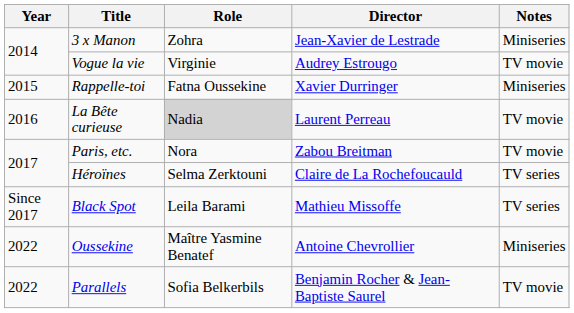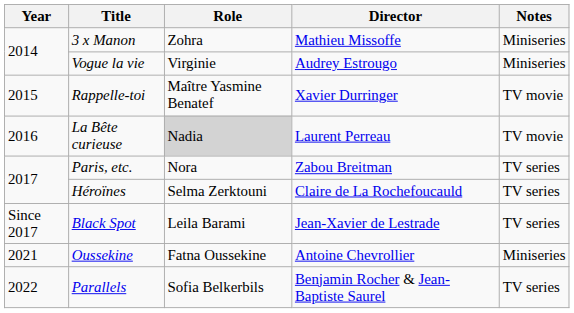(367, 39) Jean-Xavier de Lestrade -> (348, 39) Mathieu Missoffe
(533, 63) TV movie -> (534, 63) Miniseries
(217, 87) Fatna Oussekine -> (215, 95) Maître Yasmine Benatef
(534, 87) Miniseries -> (533, 95) TV movie
(533, 151) TV movie -> (531, 167) TV series
(348, 206) Mathieu Missoffe -> (367, 223) Jean-Xavier de Lestrade
(23, 246) 2022 -> (23, 255) 2021
(215, 246) Maître Yasmine Benatef -> (217, 255) Fatna Oussekine
(533, 287) TV movie -> (531, 287) TV series
